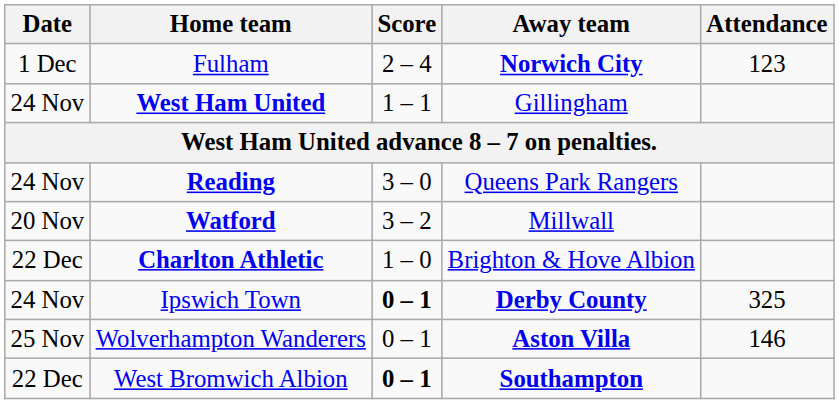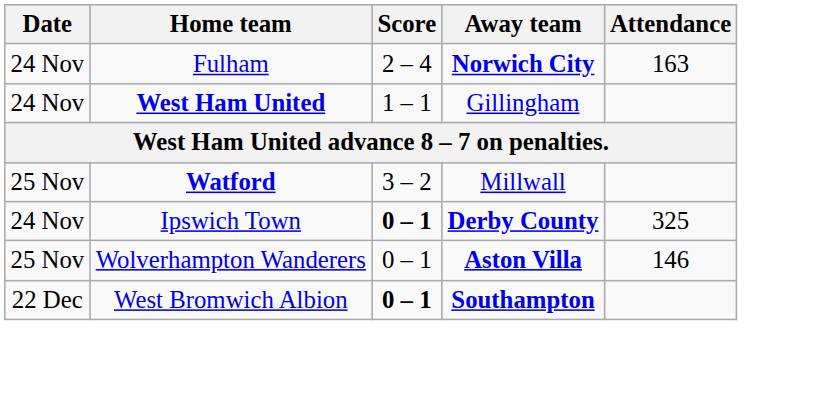(47, 63) 1 Dec -> (47, 63) 24 Nov
(767, 63) 123 -> (671, 63) 163
- row: (231, 181)
(47, 220) 20 Nov -> (47, 181) 25 Nov
- row: (231, 260)
